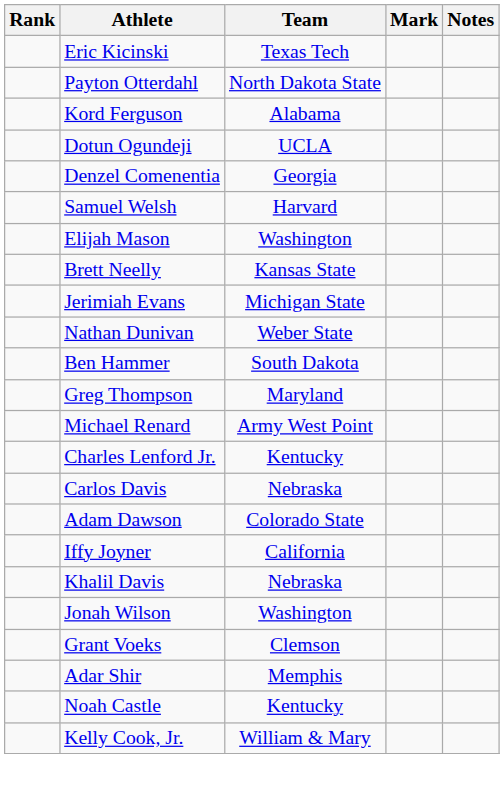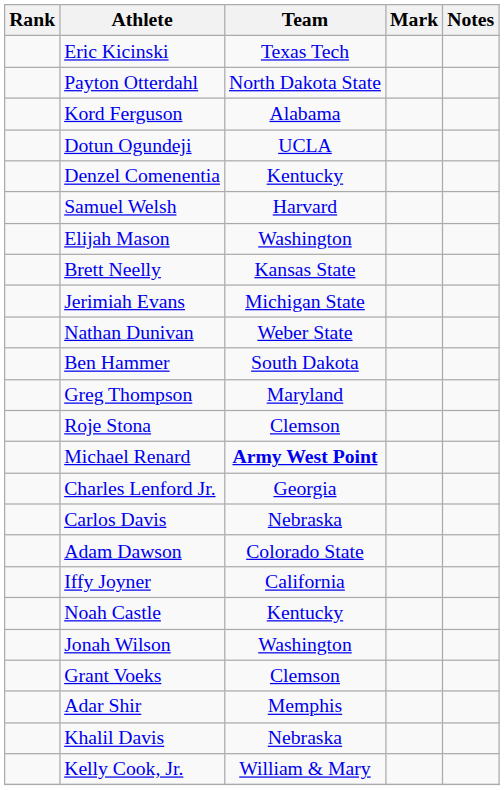(305, 176) Georgia -> (305, 176) Kentucky
+ row: (108, 425)
(305, 425) normal -> (305, 457) bold
(305, 457) Kentucky -> (305, 488) Georgia
rows swapped: (113, 706) <-> (114, 581)
